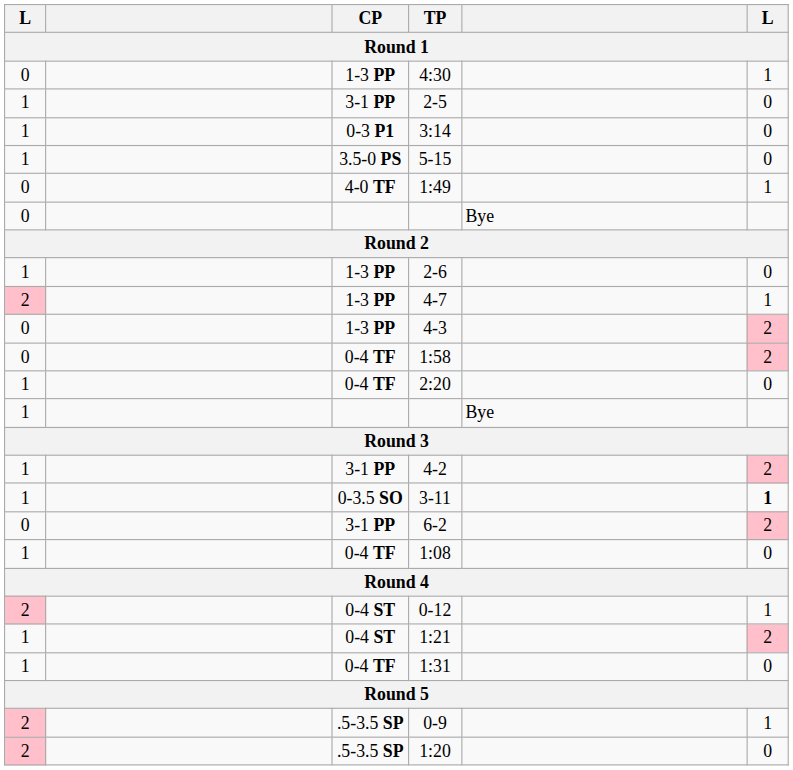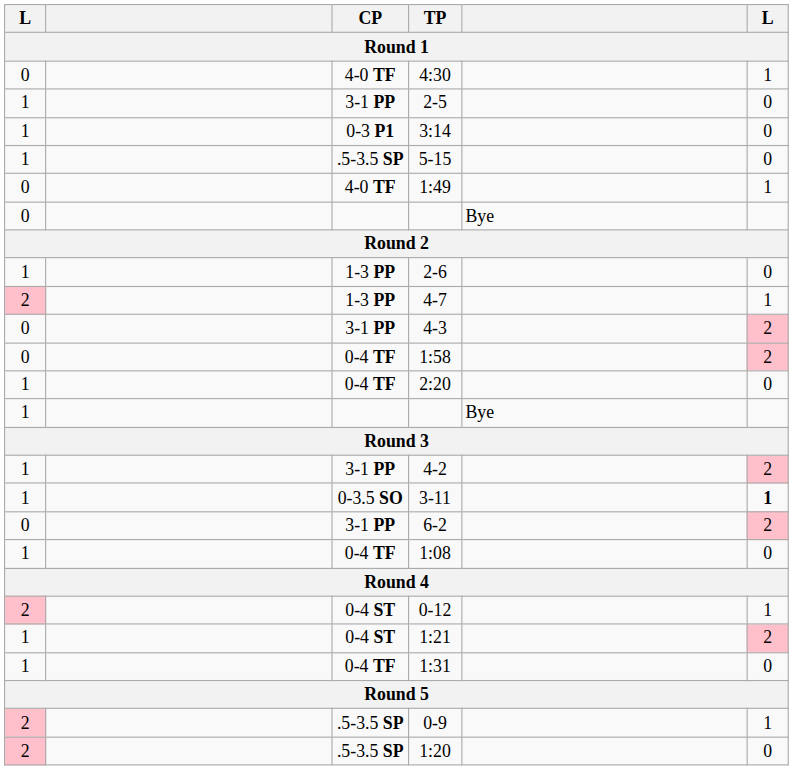(370, 74) 1-3 PP -> (370, 74) 4-0 TF
(370, 159) 3.5-0 PS -> (370, 159) .5-3.5 SP
(370, 328) 1-3 PP -> (370, 328) 3-1 PP
